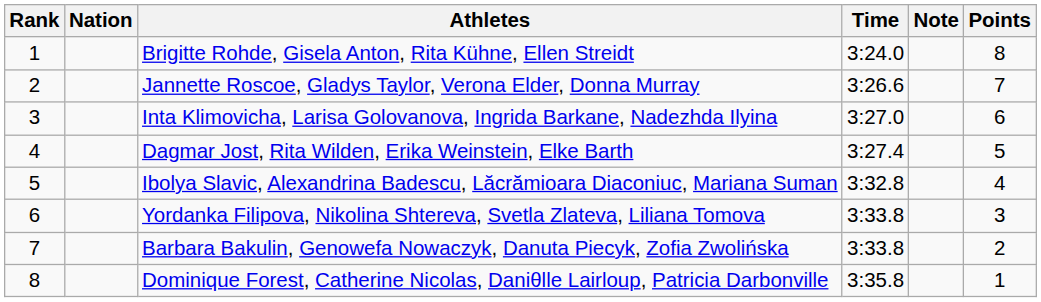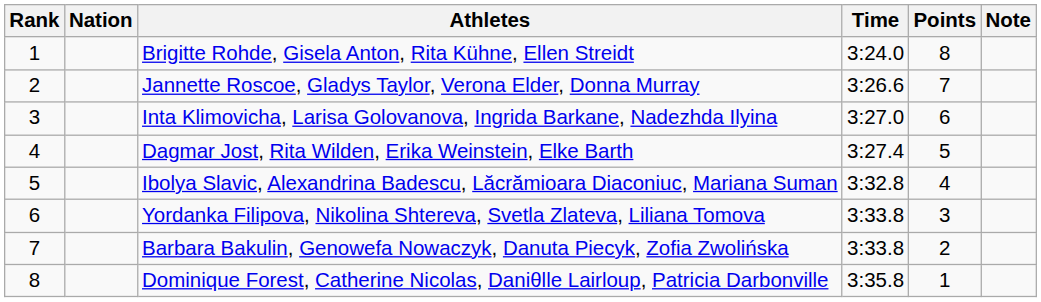columns swapped: (936, 20) <-> (1000, 20)
